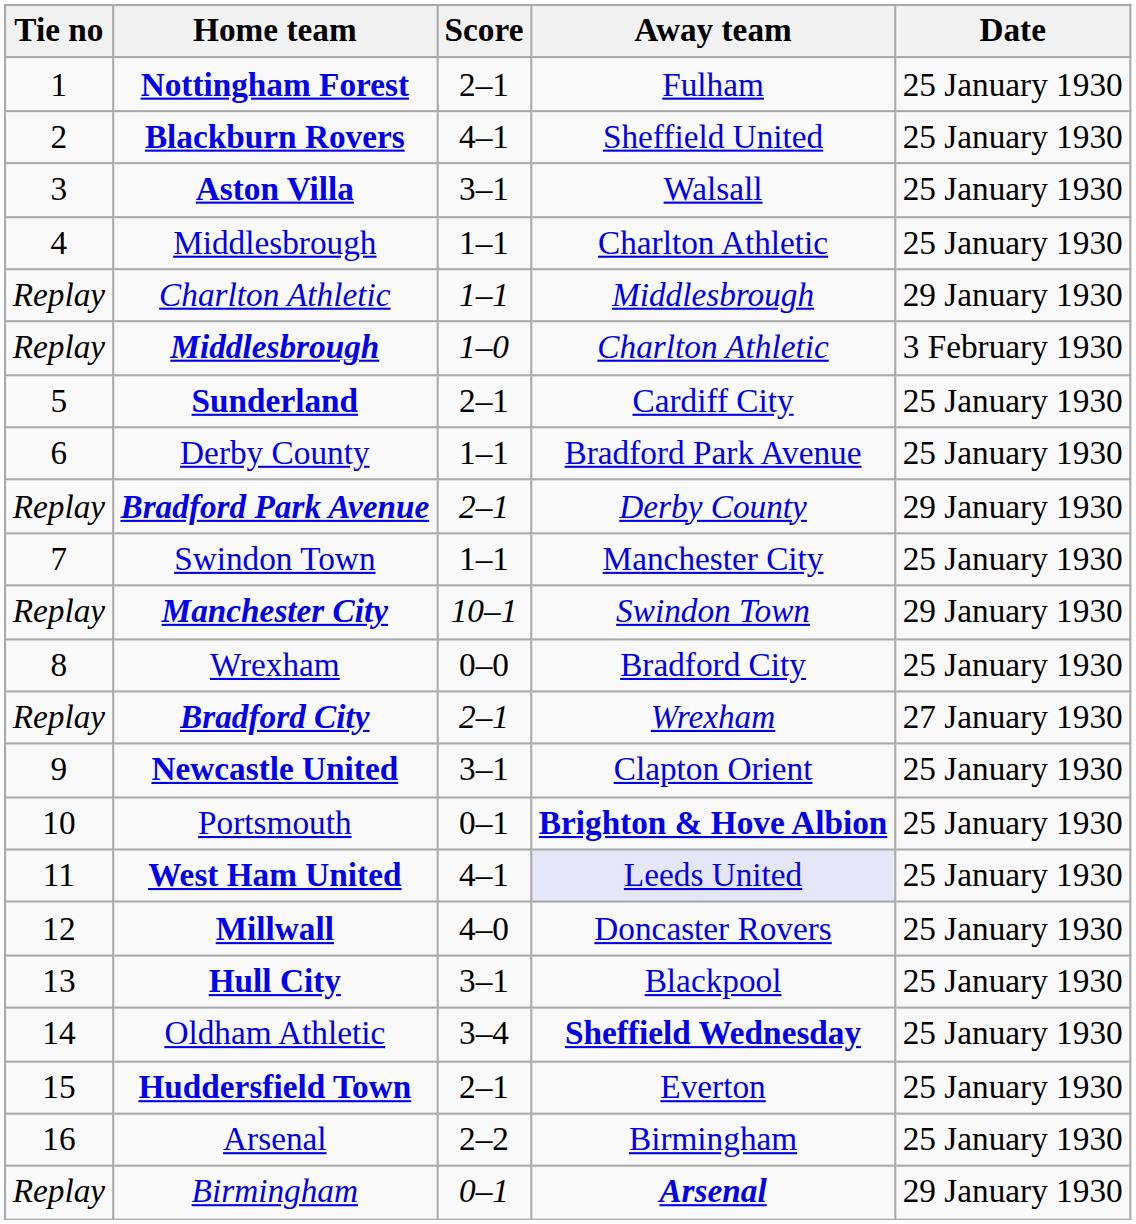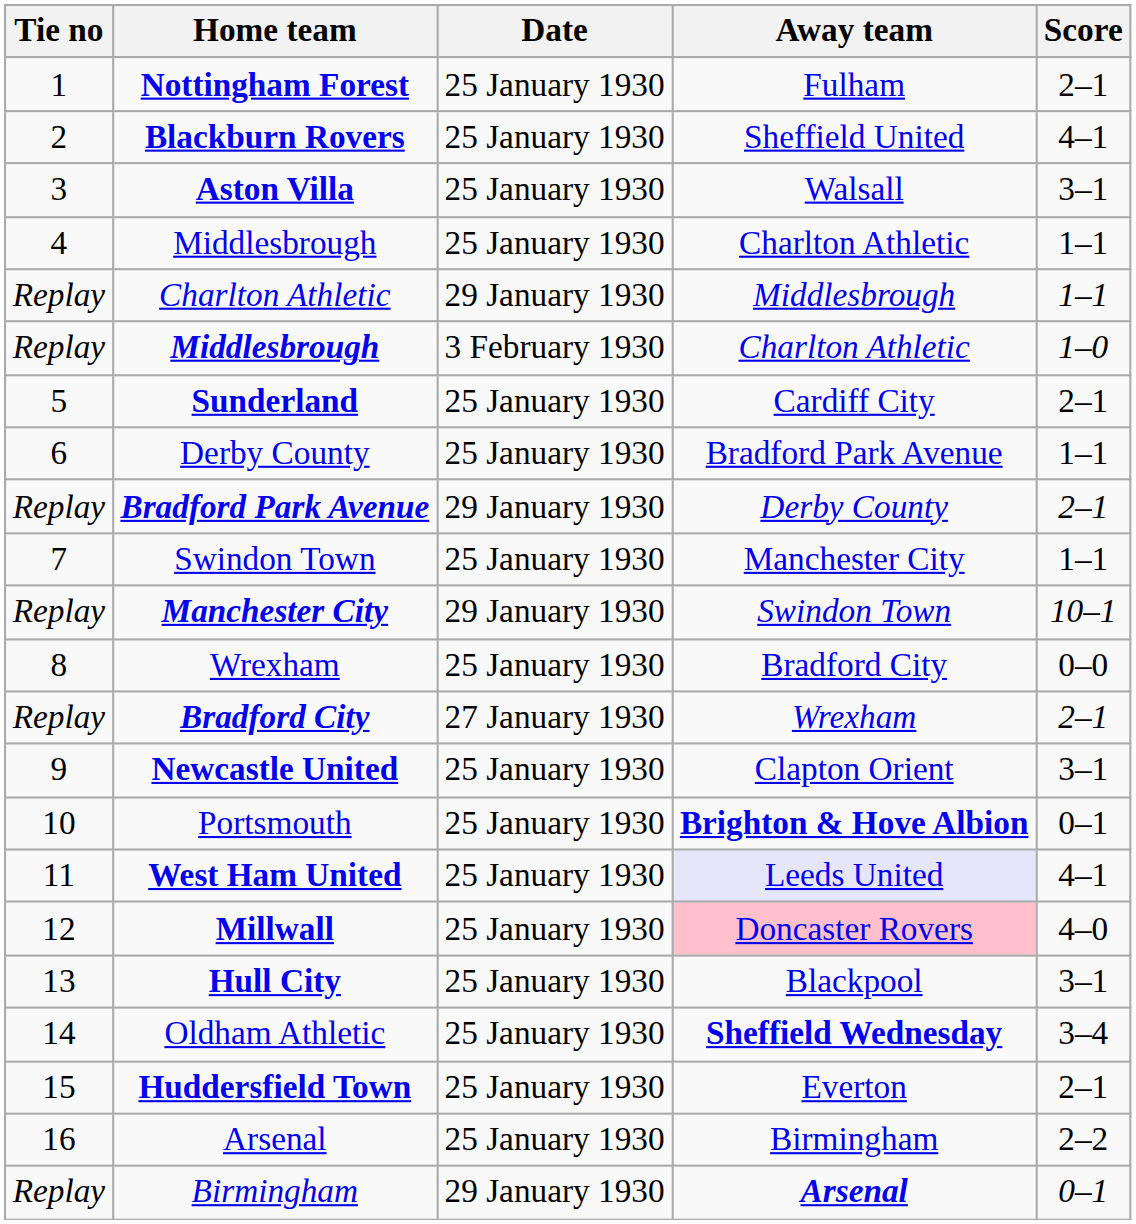columns swapped: (484, 30) <-> (1013, 30)
(713, 928) no background -> (854, 928) pink background
